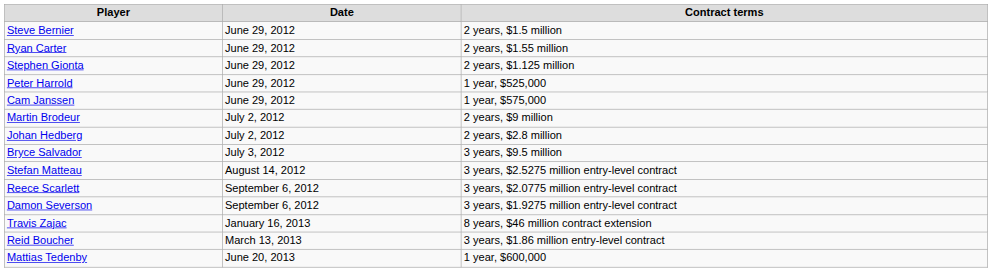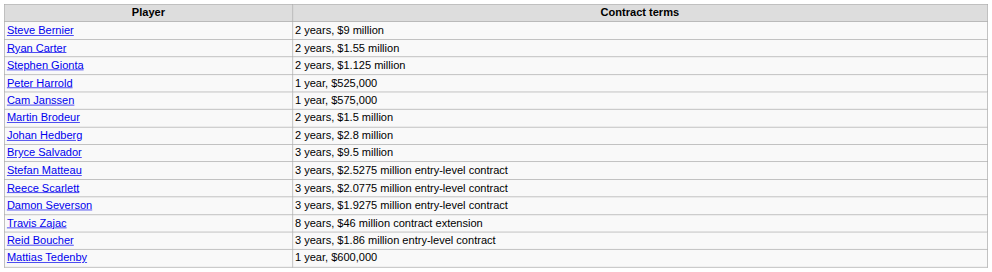- column: (342, 13)
(513, 30) 2 years, $1.5 million -> (339, 30) 2 years, $9 million
(508, 118) 2 years, $9 million -> (344, 118) 2 years, $1.5 million
